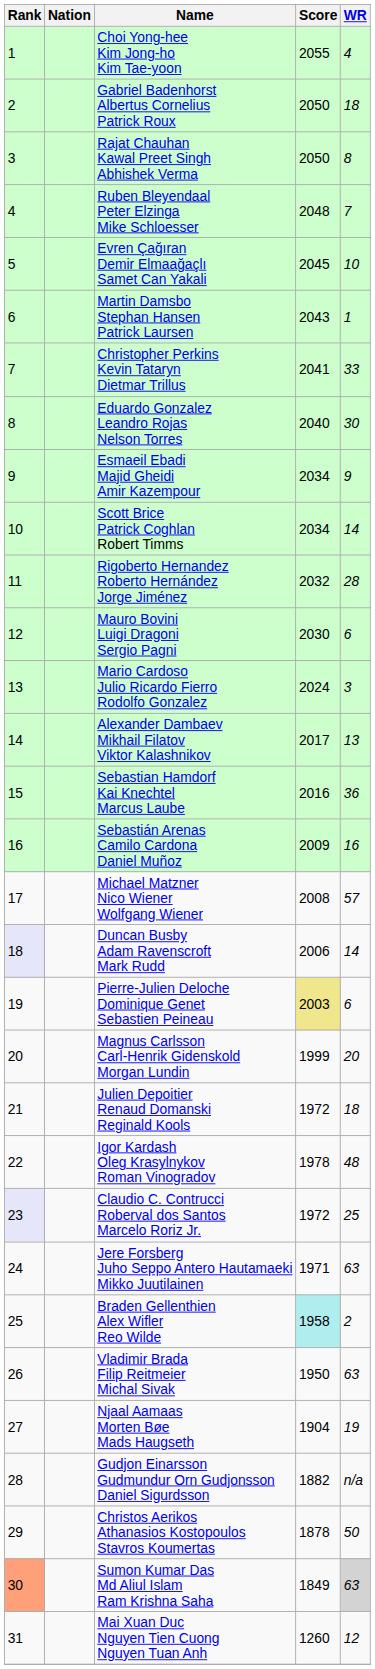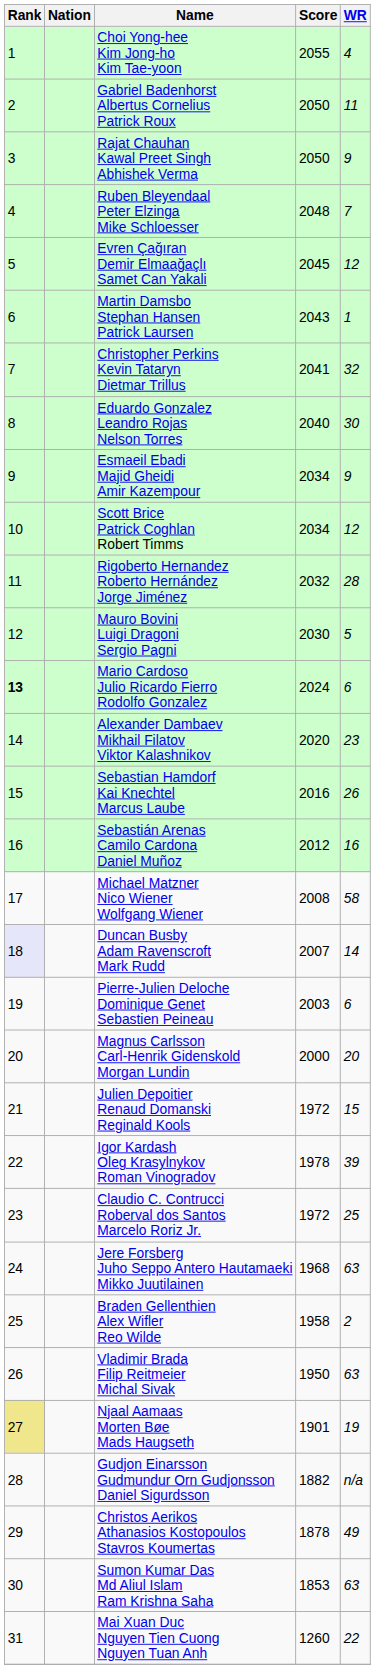(351, 106) 18 -> (351, 106) 11
(348, 159) 8 -> (348, 159) 9
(351, 264) 10 -> (351, 264) 12
(351, 370) 33 -> (351, 370) 32
(351, 528) 14 -> (351, 528) 12
(348, 634) 6 -> (348, 634) 5
(15, 687) normal -> (15, 687) bold
(348, 687) 3 -> (348, 687) 6
(314, 740) 2017 -> (314, 740) 2020
(351, 740) 13 -> (351, 740) 23
(351, 793) 36 -> (351, 793) 26
(314, 846) 2009 -> (314, 846) 2012
(351, 898) 57 -> (351, 898) 58
(314, 951) 2006 -> (314, 951) 2007
(314, 1004) khaki background -> (314, 1004) no background
(314, 1057) 1999 -> (314, 1057) 2000
(351, 1110) 18 -> (351, 1110) 15
(351, 1163) 48 -> (351, 1163) 39
(15, 1215) lavender background -> (15, 1215) no background
(314, 1268) 1971 -> (314, 1268) 1968
(314, 1321) paleturquoise background -> (314, 1321) no background
(15, 1427) no background -> (15, 1427) khaki background
(314, 1427) 1904 -> (314, 1427) 1901
(351, 1532) 50 -> (351, 1532) 49
(15, 1585) lightsalmon background -> (15, 1585) no background
(314, 1585) 1849 -> (314, 1585) 1853
(351, 1585) lightgrey background -> (351, 1585) no background
(351, 1638) 12 -> (351, 1638) 22
